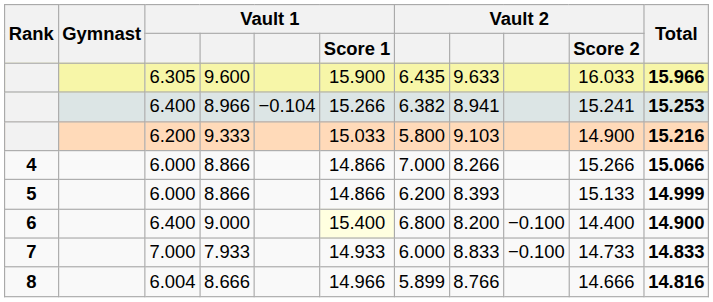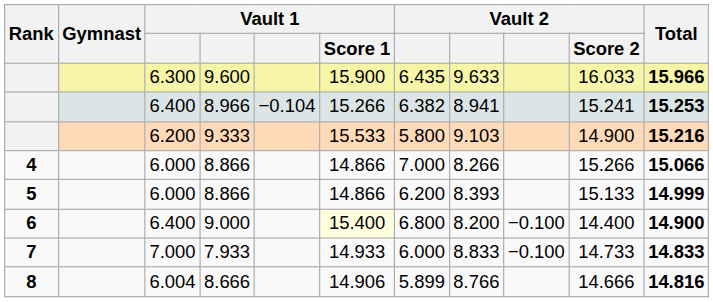(173, 77) 6.305 -> (173, 77) 6.300
(357, 135) 15.033 -> (357, 135) 15.533
(357, 281) 14.966 -> (357, 281) 14.906
